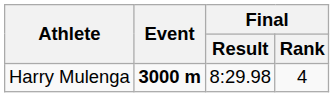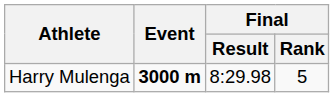(302, 78) 4 -> (302, 78) 5
